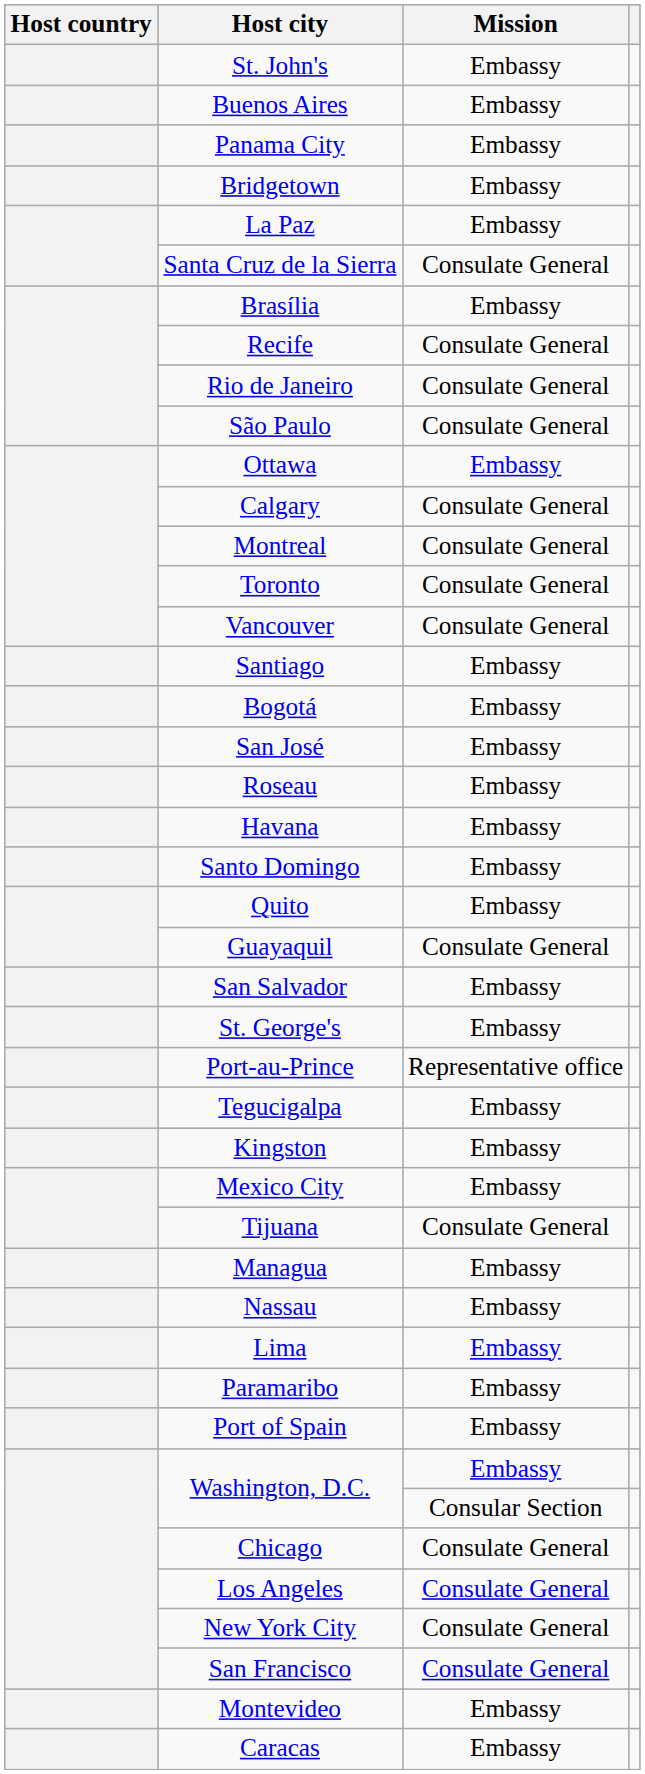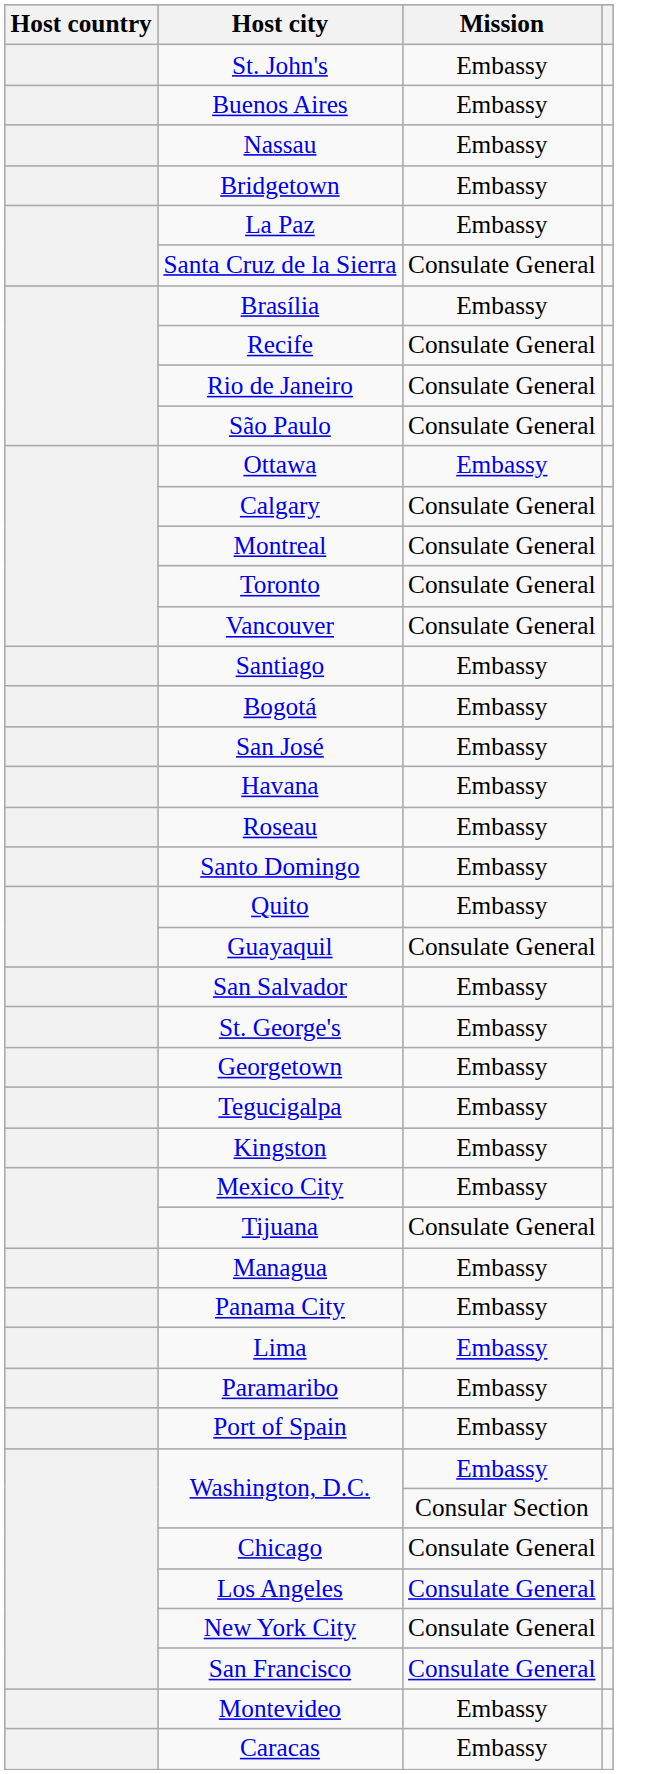rows swapped: (280, 1307) <-> (280, 144)
rows swapped: (280, 826) <-> (280, 786)
+ row: (280, 1066)
- row: (280, 1066)
